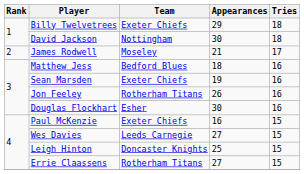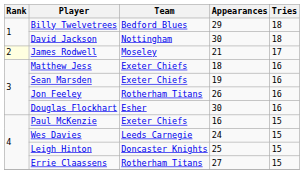(154, 25) Exeter Chiefs -> (154, 25) Bedford Blues
(9, 53) no background -> (9, 53) lightyellow background
(154, 66) Bedford Blues -> (154, 66) Exeter Chiefs
(217, 135) 27 -> (217, 135) 24
